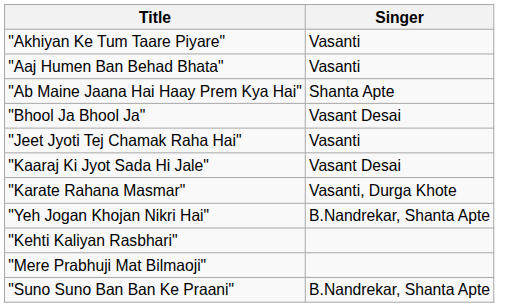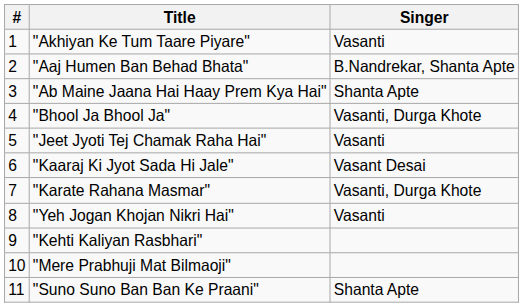+ column: (17, 17)
(335, 67) Vasanti -> (424, 67) B.Nandrekar, Shanta Apte
(355, 116) Vasant Desai -> (408, 116) Vasanti, Durga Khote
(400, 215) B.Nandrekar, Shanta Apte -> (359, 215) Vasanti
(400, 290) B.Nandrekar, Shanta Apte -> (376, 290) Shanta Apte
